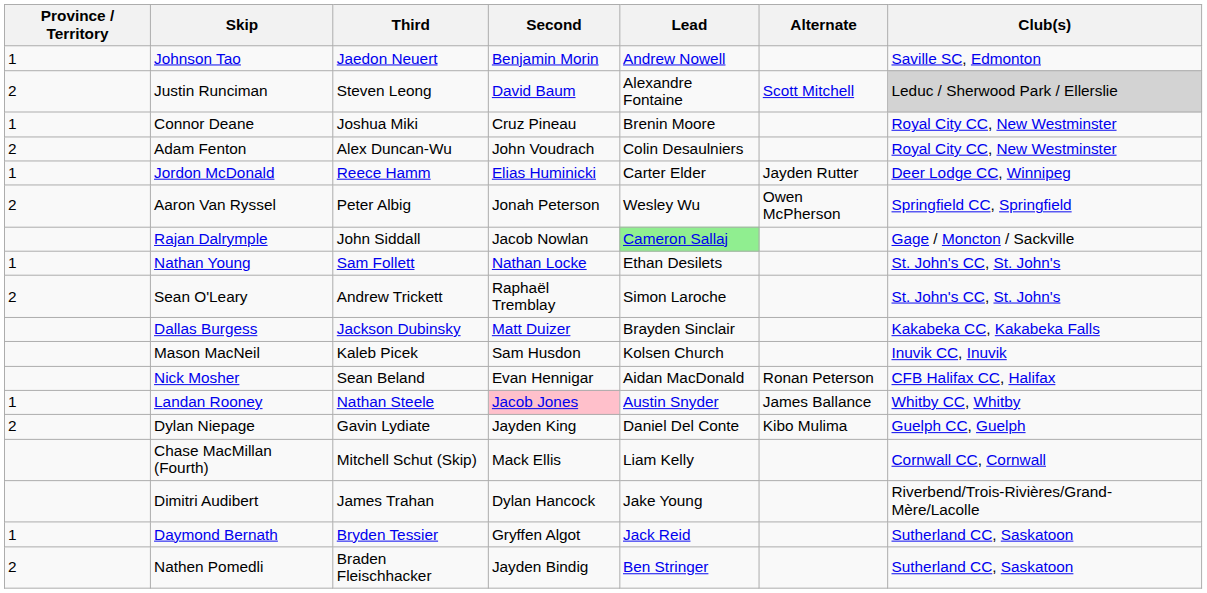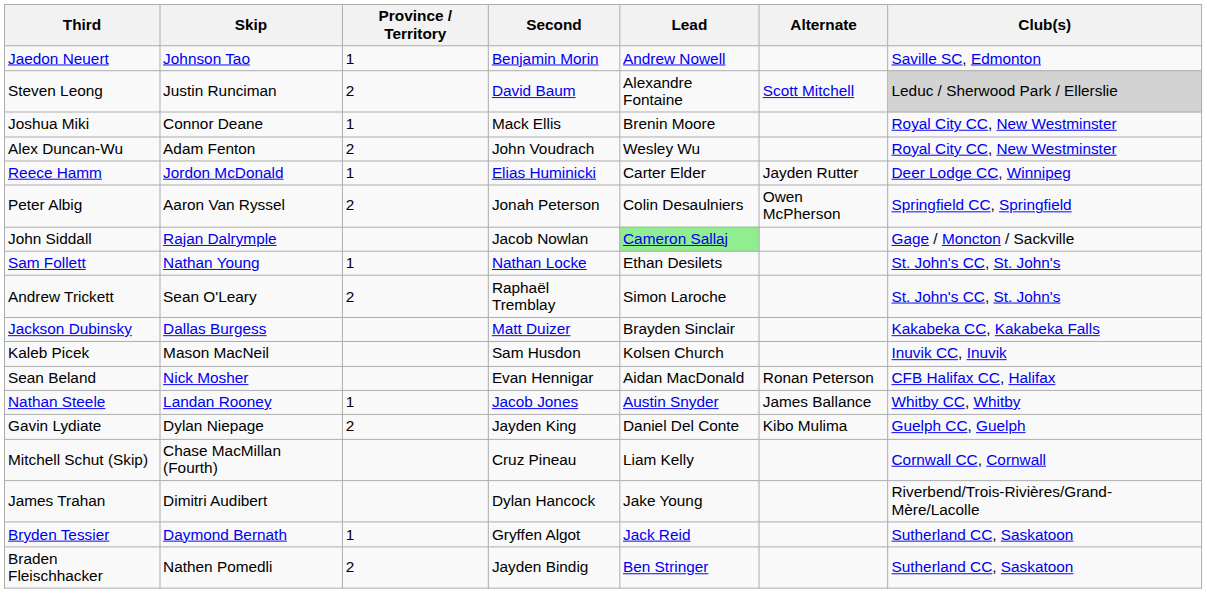columns swapped: (77, 25) <-> (411, 25)
(534, 124) Cruz Pineau -> (526, 124) Mack Ellis
(683, 148) Colin Desaulniers -> (662, 148) Wesley Wu
(662, 206) Wesley Wu -> (683, 206) Colin Desaulniers
(535, 402) pink background -> (535, 402) no background
(526, 459) Mack Ellis -> (534, 459) Cruz Pineau
